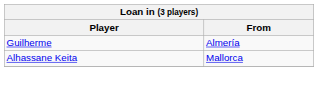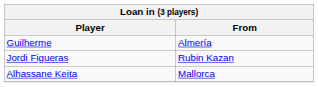+ row: (37, 58)
